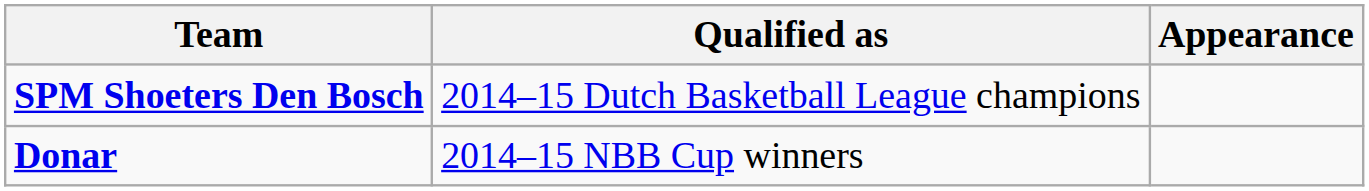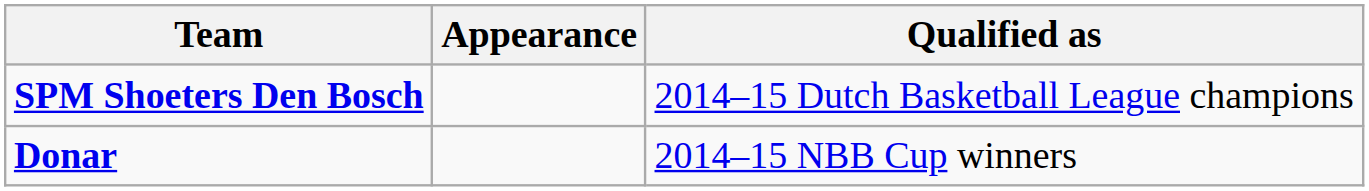columns swapped: (791, 34) <-> (1256, 34)
